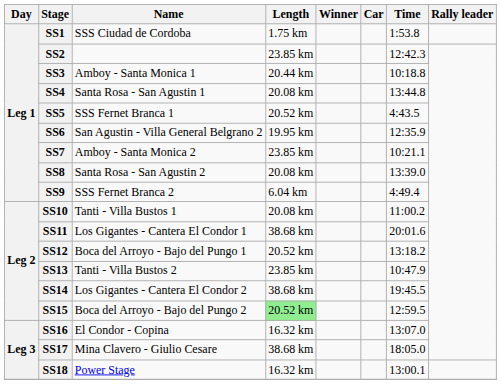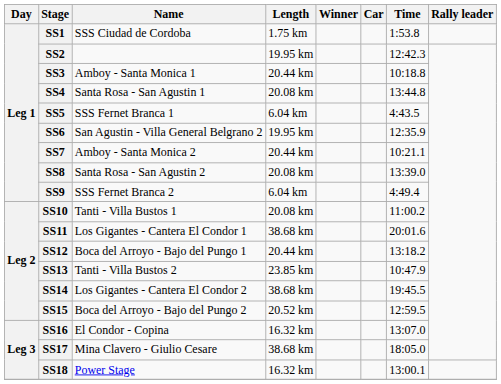(291, 53) 23.85 km -> (291, 53) 19.95 km
(291, 112) 20.52 km -> (288, 112) 6.04 km
(291, 152) 23.85 km -> (291, 152) 20.44 km
(291, 250) 20.52 km -> (291, 250) 20.44 km
(291, 310) lightgreen background -> (291, 310) no background
